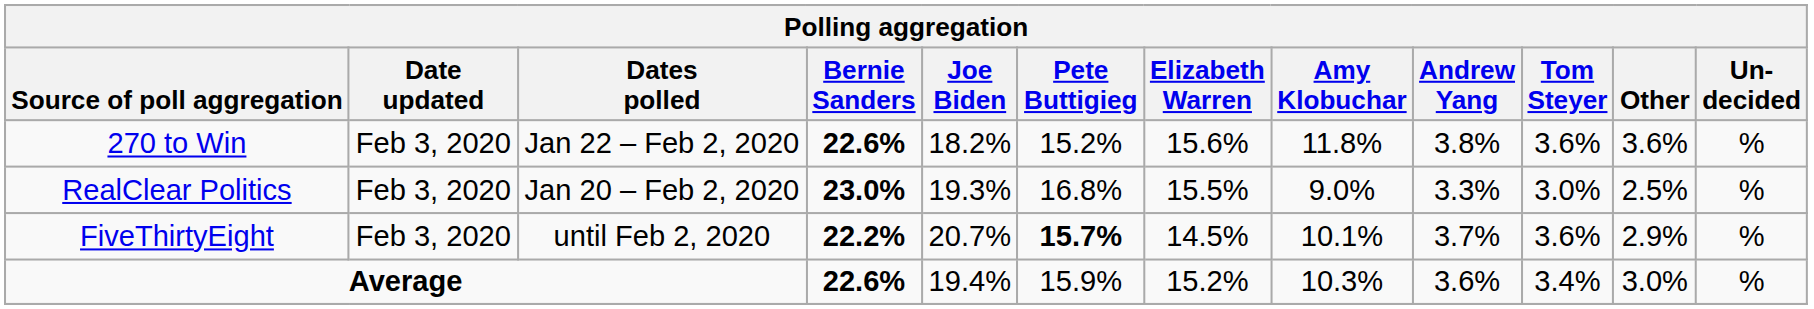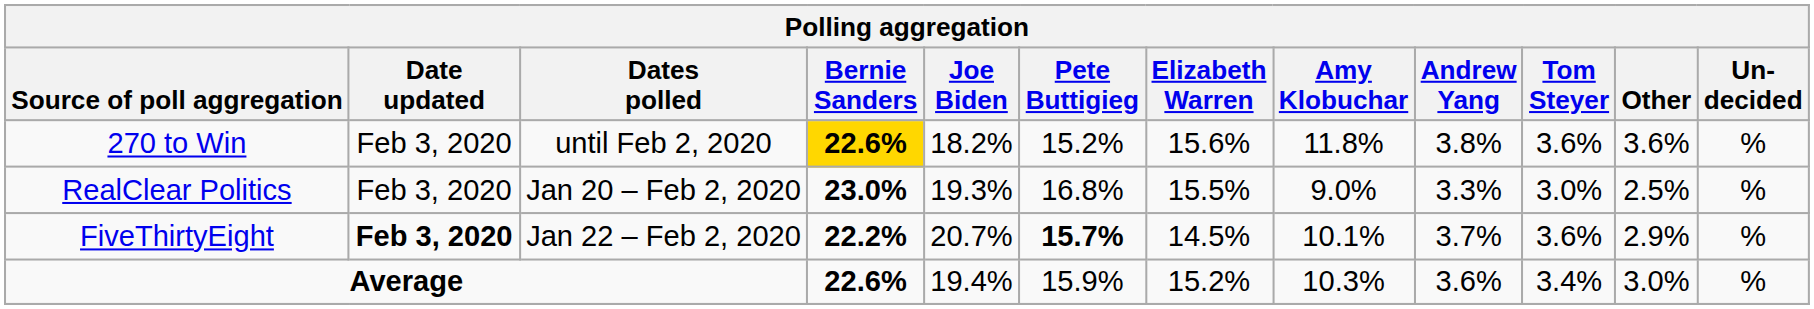(662, 144) Jan 22 – Feb 2, 2020 -> (663, 144) until Feb 2, 2020
(864, 144) no background -> (866, 144) gold background
(433, 236) normal -> (434, 236) bold
(662, 236) until Feb 2, 2020 -> (664, 236) Jan 22 – Feb 2, 2020
